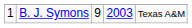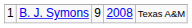(120, 13) 2003 -> (120, 13) 2008
